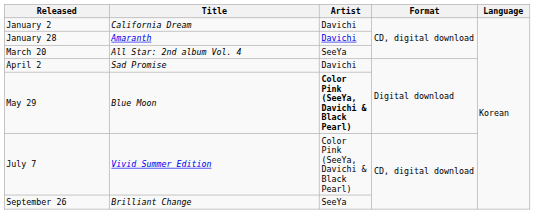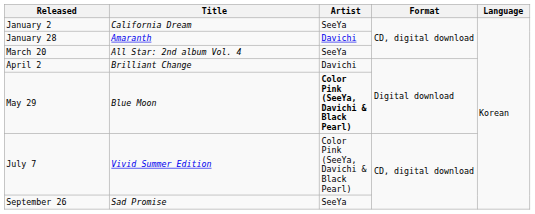(339, 25) Davichi -> (334, 25) SeeYa
(139, 65) Sad Promise -> (151, 65) Brilliant Change
(151, 202) Brilliant Change -> (139, 202) Sad Promise
